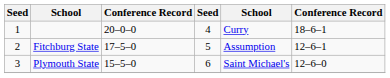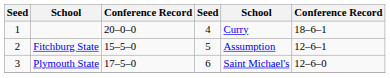(120, 47) 17–5–0 -> (120, 47) 15–5–0
(120, 64) 15–5–0 -> (120, 64) 17–5–0
